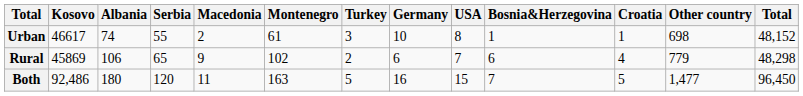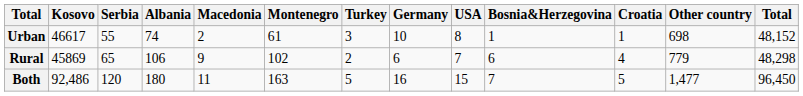columns swapped: (172, 15) <-> (124, 15)
